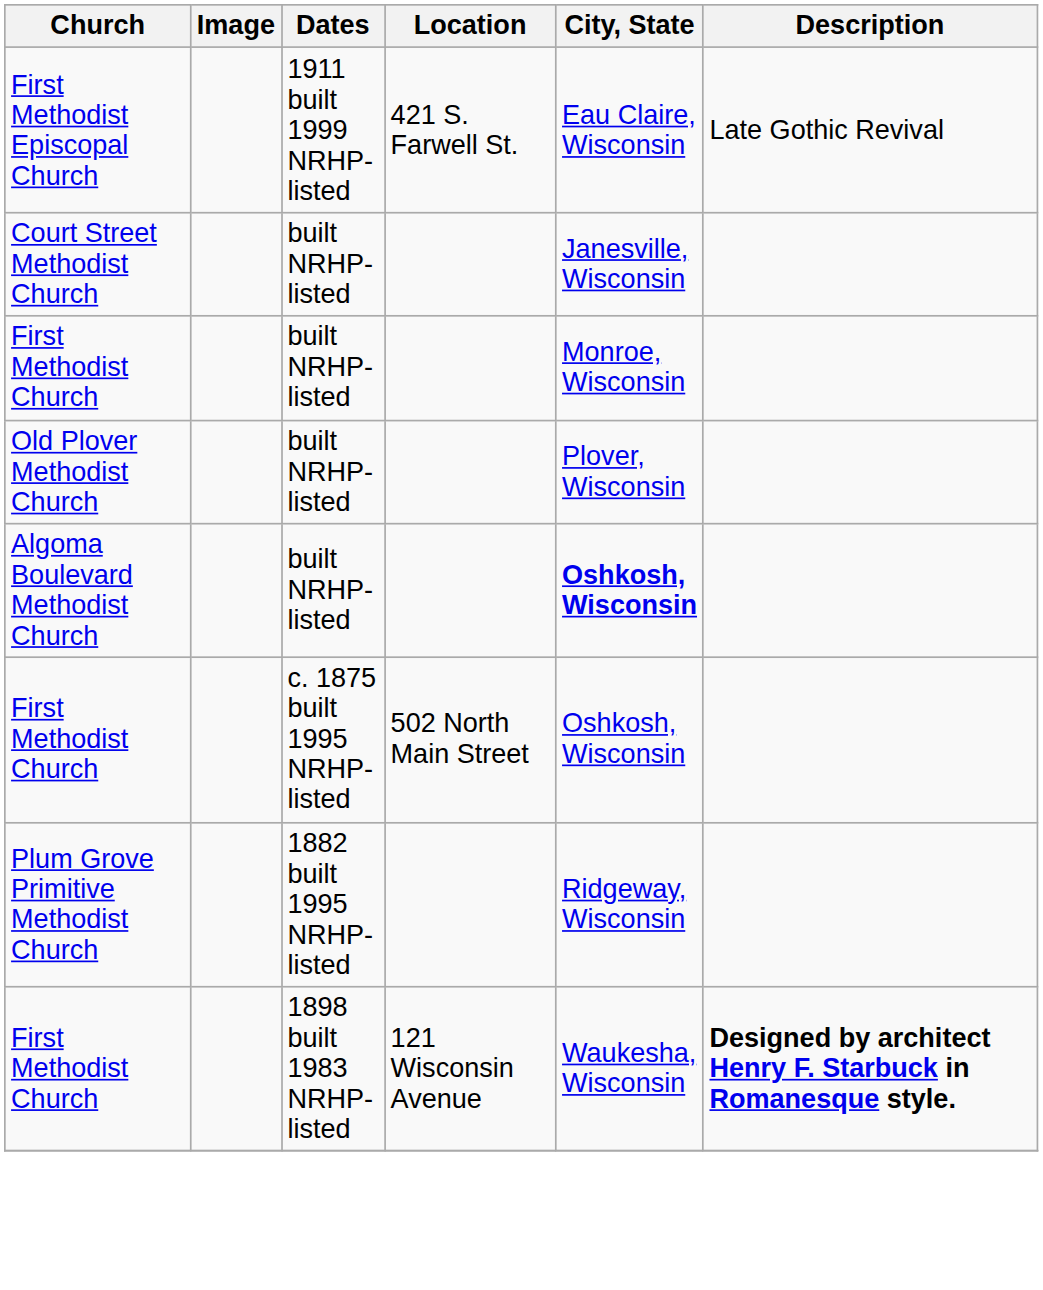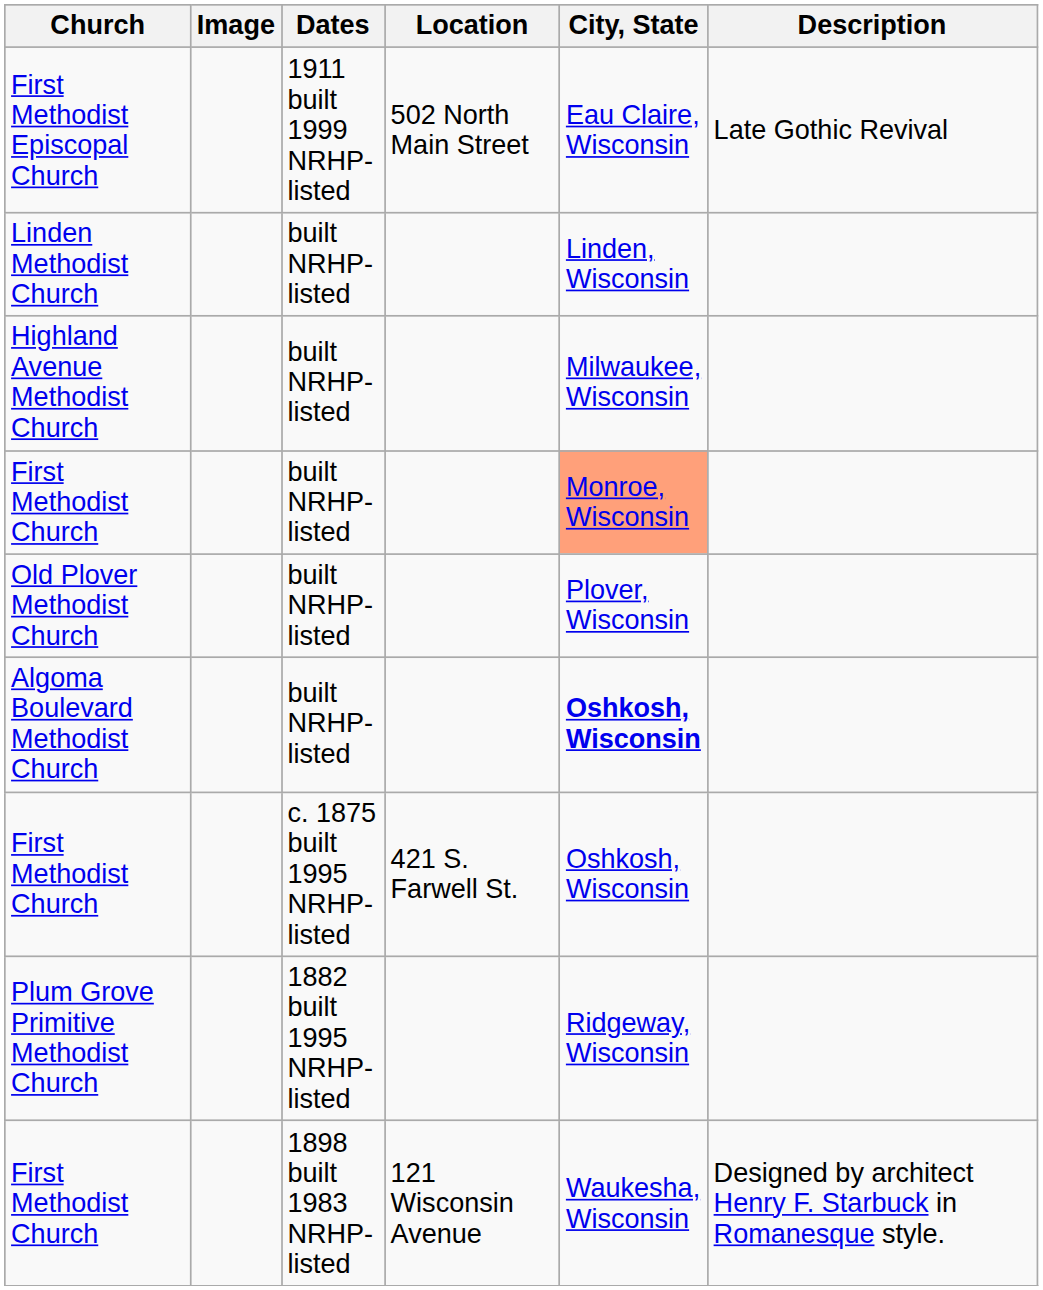(454, 129) 421 S. Farwell St. -> (460, 129) 502 North Main Street
- row: (84, 263)
+ row: (70, 263)
+ row: (70, 382)
(624, 367) no background -> (628, 501) lightsalmon background
(460, 739) 502 North Main Street -> (454, 873) 421 S. Farwell St.
(850, 1068) bold -> (844, 1202) normal
